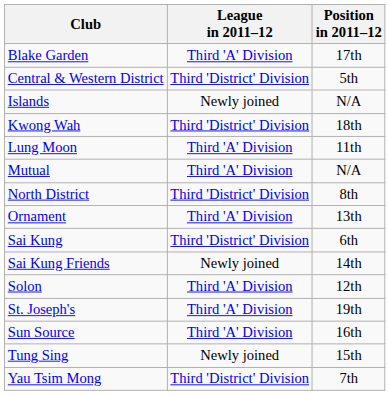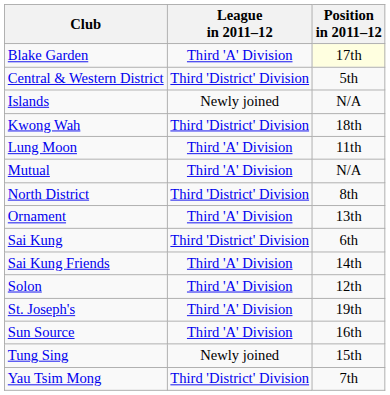(349, 55) no background -> (349, 55) lightyellow background
(240, 263) Newly joined -> (240, 263) Third 'A' Division
